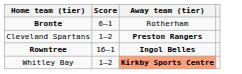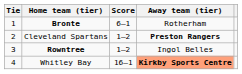+ column: (13, 11)
(105, 49) 16–1 -> (123, 49) 1–2
(167, 49) bold -> (185, 49) normal
(105, 62) 1–2 -> (123, 62) 16–1
